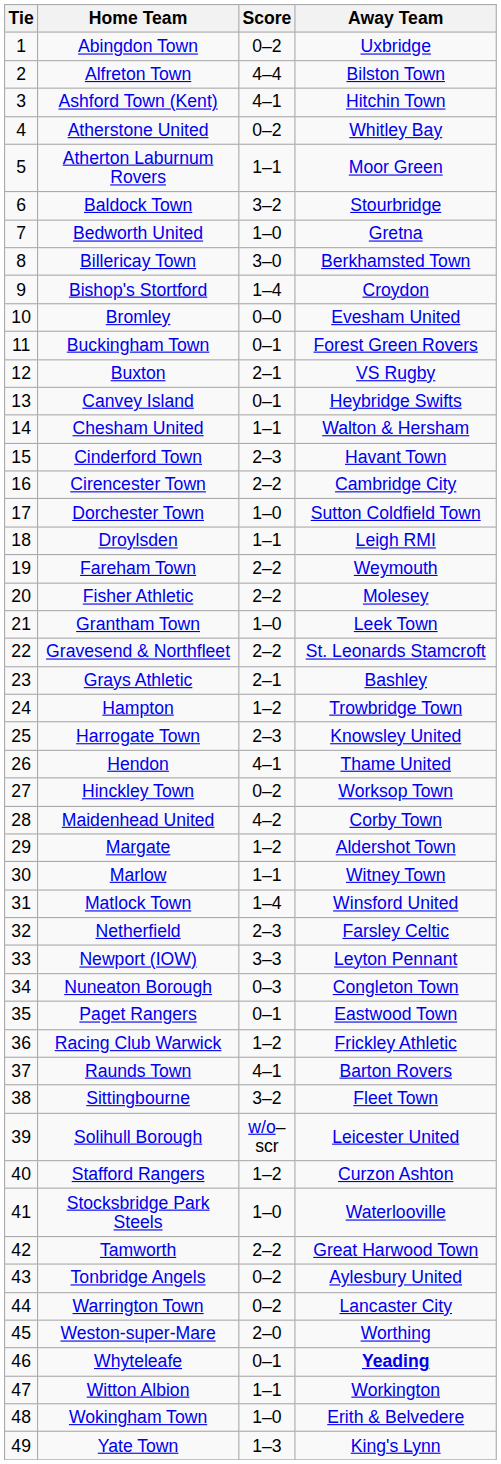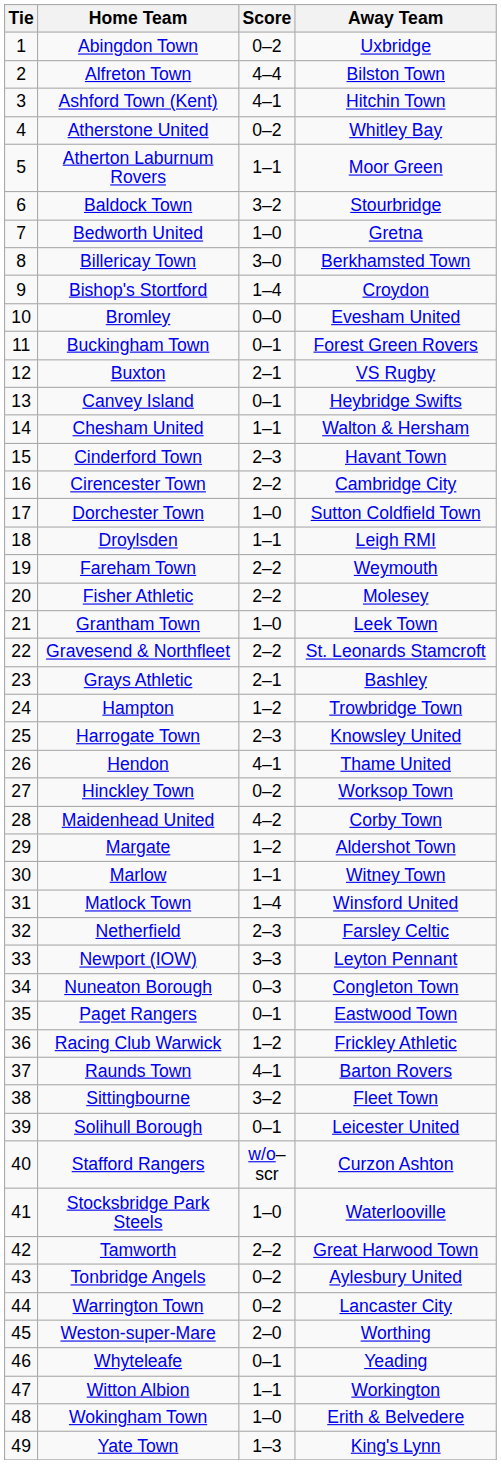(267, 1136) w/o–scr -> (267, 1126) 0–1
(267, 1174) 1–2 -> (267, 1164) w/o–scr
(396, 1361) bold -> (396, 1361) normal
